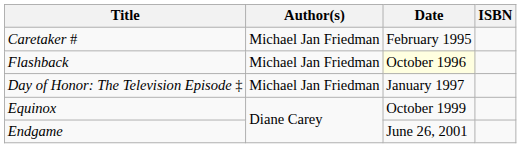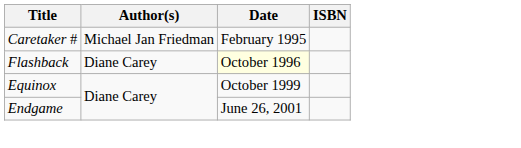(314, 62) Michael Jan Friedman -> (121, 62) Diane Carey
- row: (125, 85)
